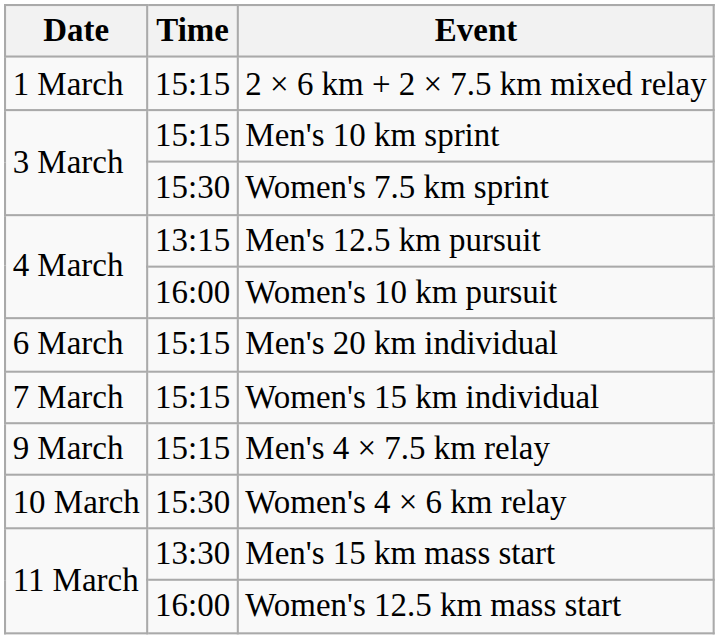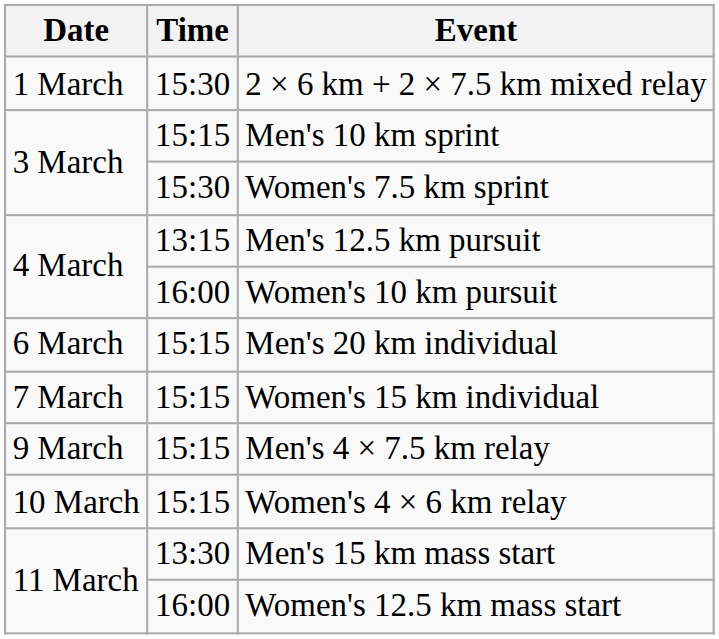(193, 82) 15:15 -> (193, 82) 15:30
(193, 501) 15:30 -> (193, 501) 15:15
